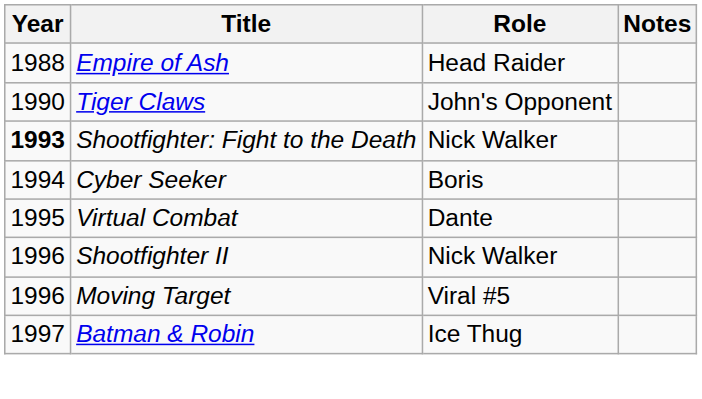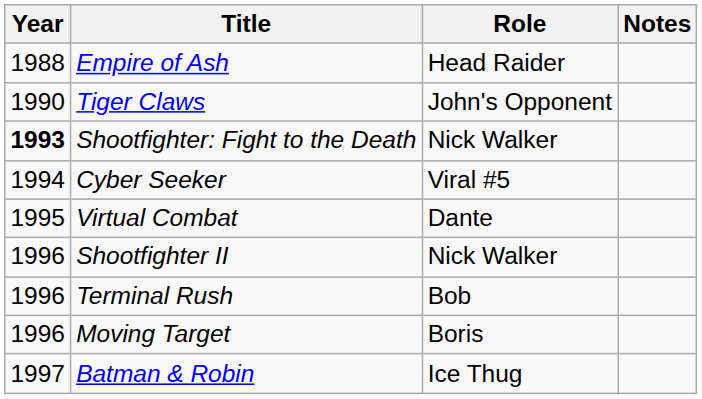(456, 179) Boris -> (469, 179) Viral #5
+ row: (155, 295)
(469, 295) Viral #5 -> (456, 334) Boris
